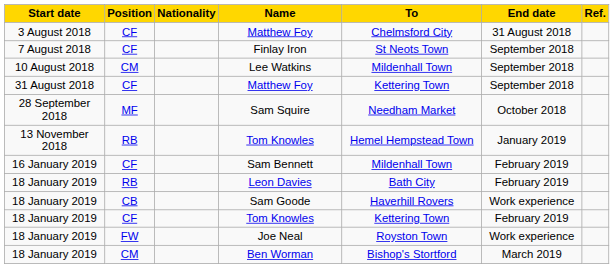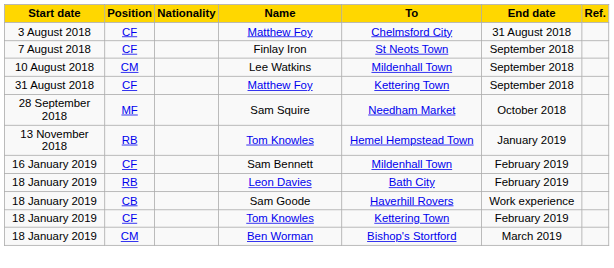- row: (54, 237)
